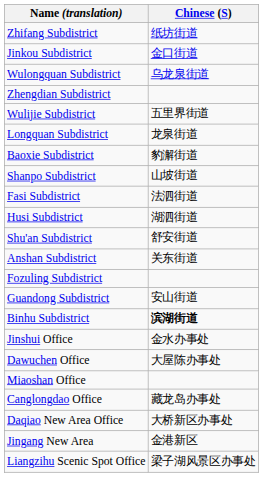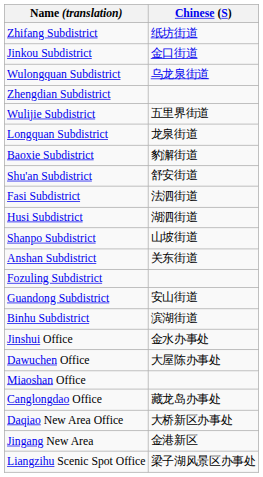rows swapped: (51, 176) <-> (49, 238)
(174, 318) bold -> (174, 318) normal
